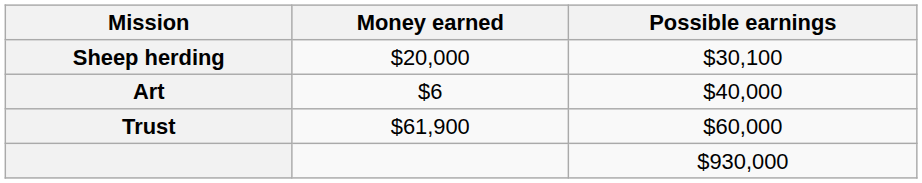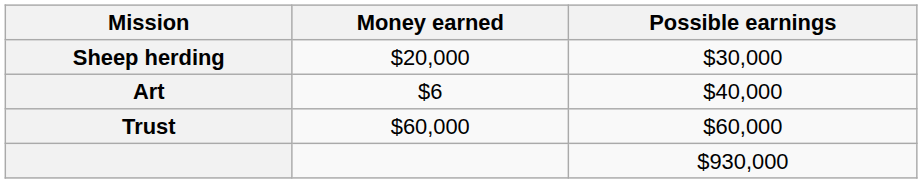(743, 57) $30,100 -> (743, 57) $30,000
(430, 126) $61,900 -> (430, 126) $60,000
